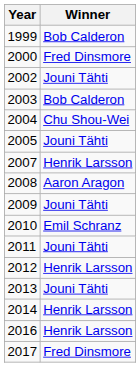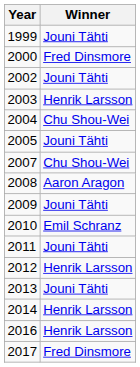(84, 36) Bob Calderon -> (76, 36) Jouni Tähti
(84, 99) Bob Calderon -> (88, 99) Henrik Larsson
(88, 162) Henrik Larsson -> (86, 162) Chu Shou-Wei
